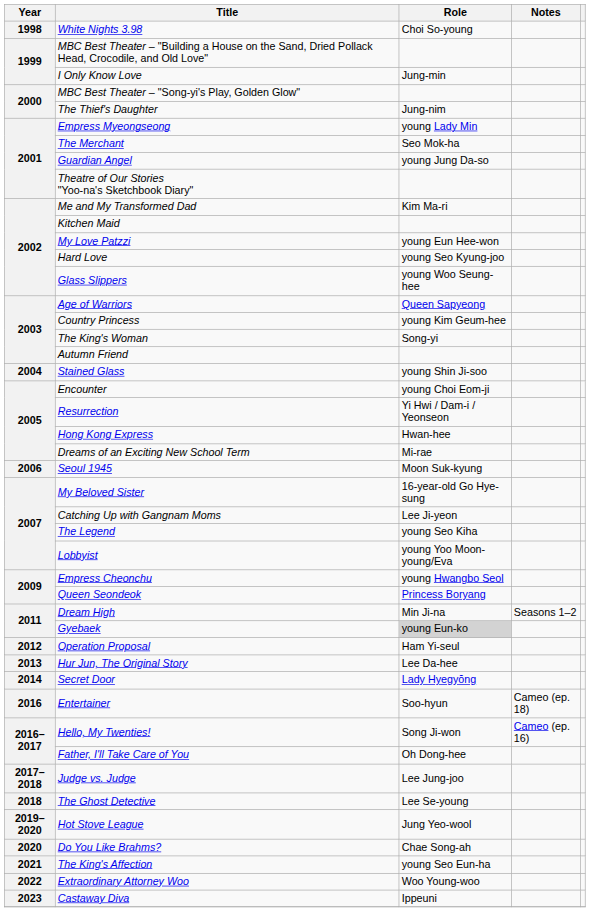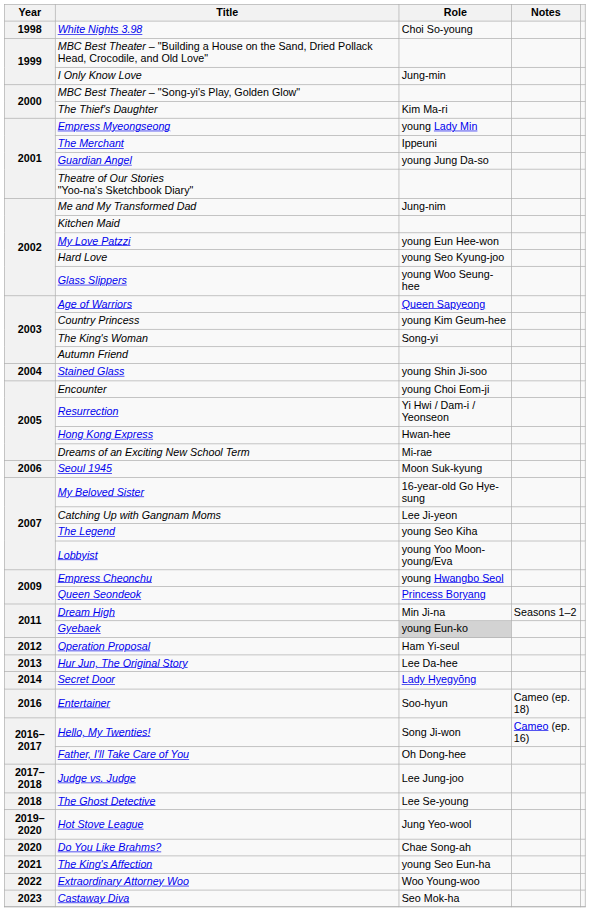(424, 110) Jung-nim -> (425, 110) Kim Ma-ri
(431, 144) Seo Mok-ha -> (419, 144) Ippeuni
(425, 207) Kim Ma-ri -> (424, 207) Jung-nim
(419, 898) Ippeuni -> (431, 898) Seo Mok-ha
